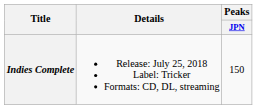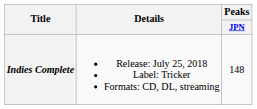(237, 69) 150 -> (237, 69) 148
